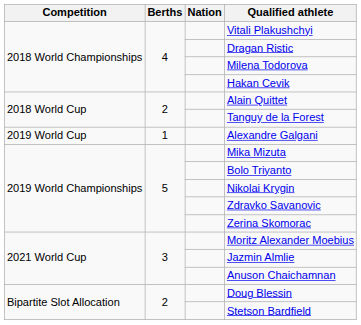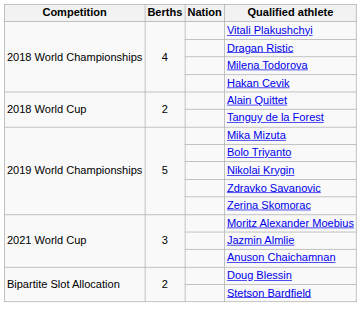- row: (272, 135)
